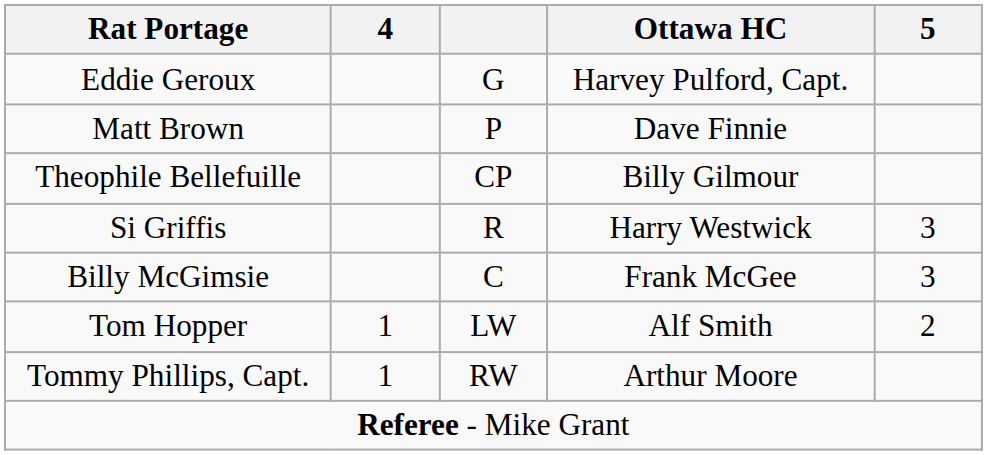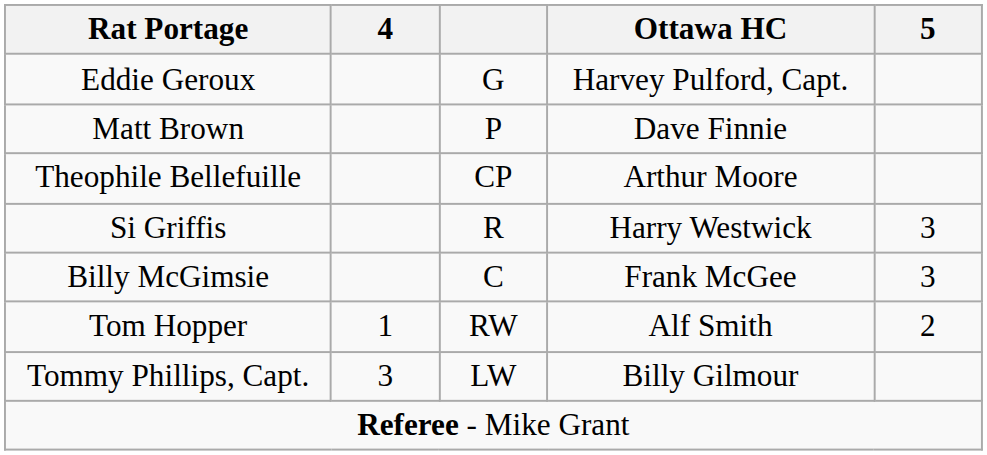(710, 177) Billy Gilmour -> (711, 177) Arthur Moore
(493, 326) LW -> (493, 326) RW
(385, 375) 1 -> (385, 375) 3
(493, 375) RW -> (493, 375) LW
(711, 375) Arthur Moore -> (710, 375) Billy Gilmour
